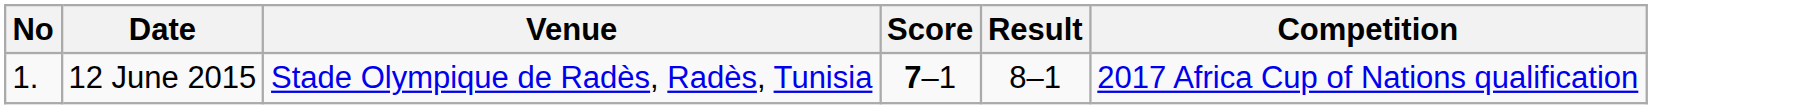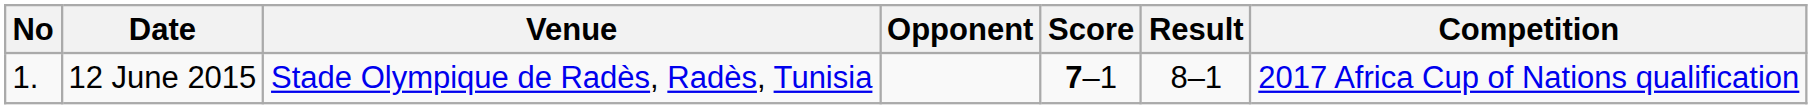+ column: (960, 29)
